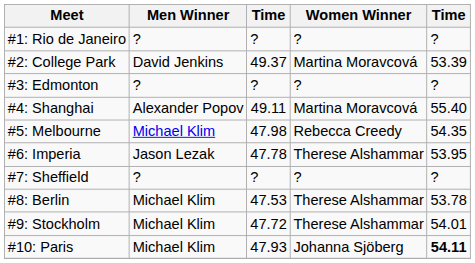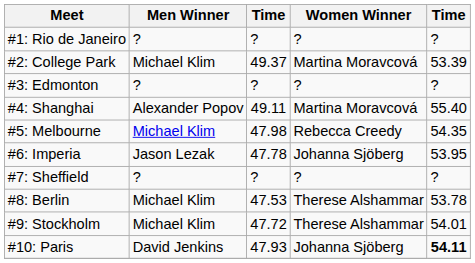(178, 62) David Jenkins -> (174, 62) Michael Klim
(359, 154) Therese Alshammar -> (348, 154) Johanna Sjöberg
(174, 246) Michael Klim -> (178, 246) David Jenkins
